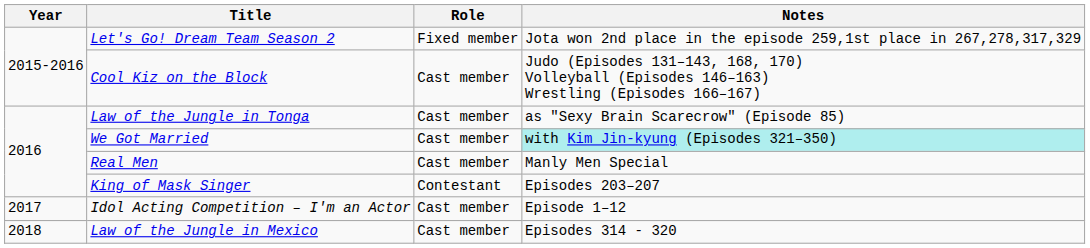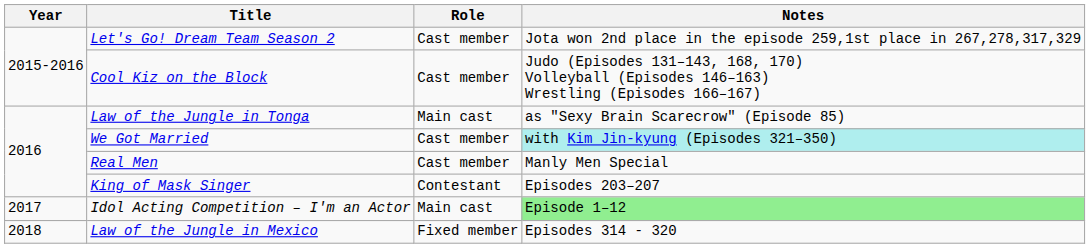(468, 39) Fixed member -> (464, 39) Cast member
(464, 117) Cast member -> (455, 117) Main cast
(464, 209) Cast member -> (455, 209) Main cast
(576, 209) no background -> (576, 209) lightgreen background
(464, 231) Cast member -> (468, 231) Fixed member
